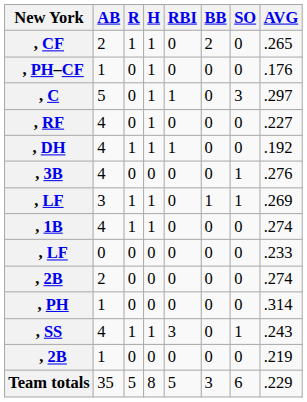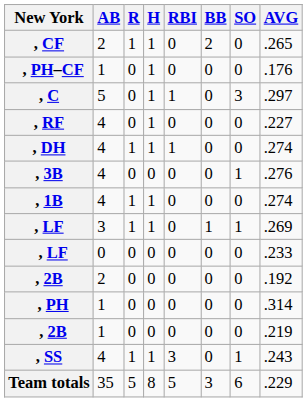(278, 148) .192 -> (278, 148) .274
rows swapped: (49, 226) <-> (49, 200)
(278, 278) .274 -> (278, 278) .192
rows swapped: (49, 357) <-> (49, 331)
